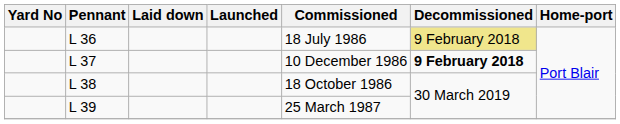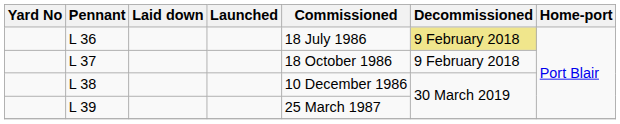(346, 61) 10 December 1986 -> (338, 61) 18 October 1986
(469, 61) bold -> (467, 61) normal
(338, 84) 18 October 1986 -> (346, 84) 10 December 1986
